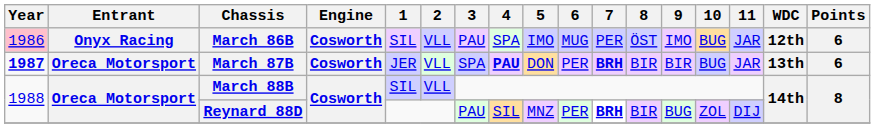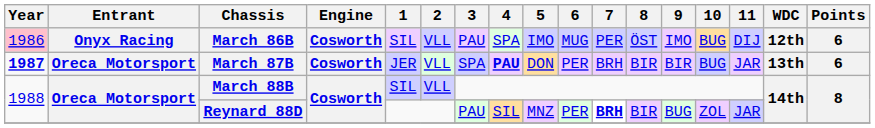(747, 40) JAR -> (747, 40) DIJ
(609, 64) bold -> (609, 64) normal
(747, 111) DIJ -> (747, 111) JAR
